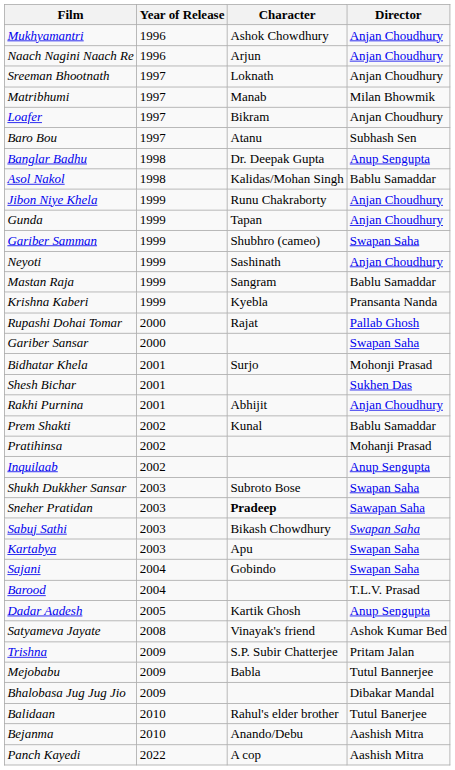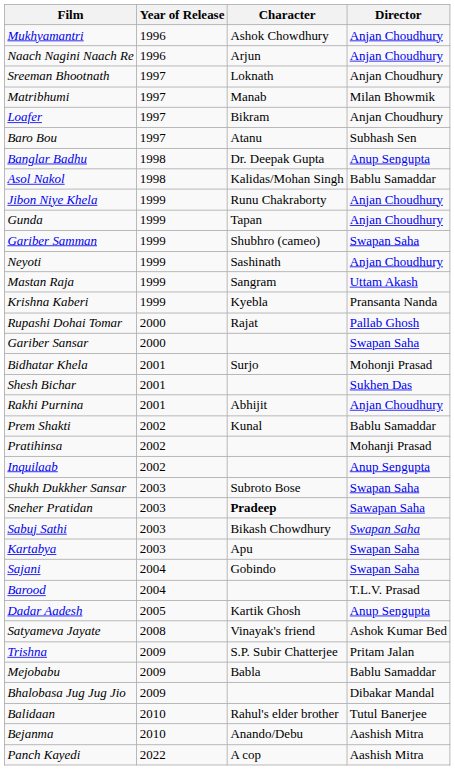(393, 281) Bablu Samaddar -> (384, 281) Uttam Akash
(391, 672) Tutul Bannerjee -> (393, 672) Bablu Samaddar
